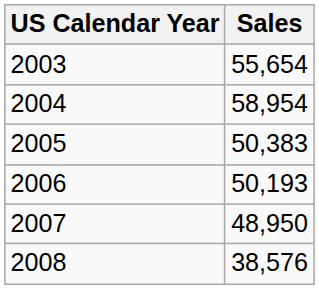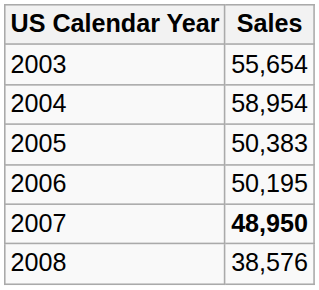(270, 183) 50,193 -> (270, 183) 50,195
(270, 223) normal -> (270, 223) bold
